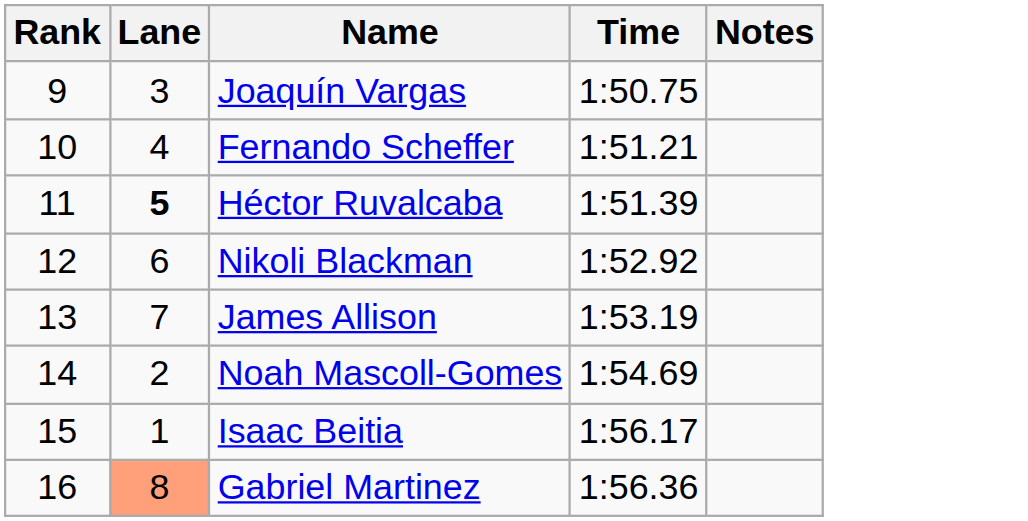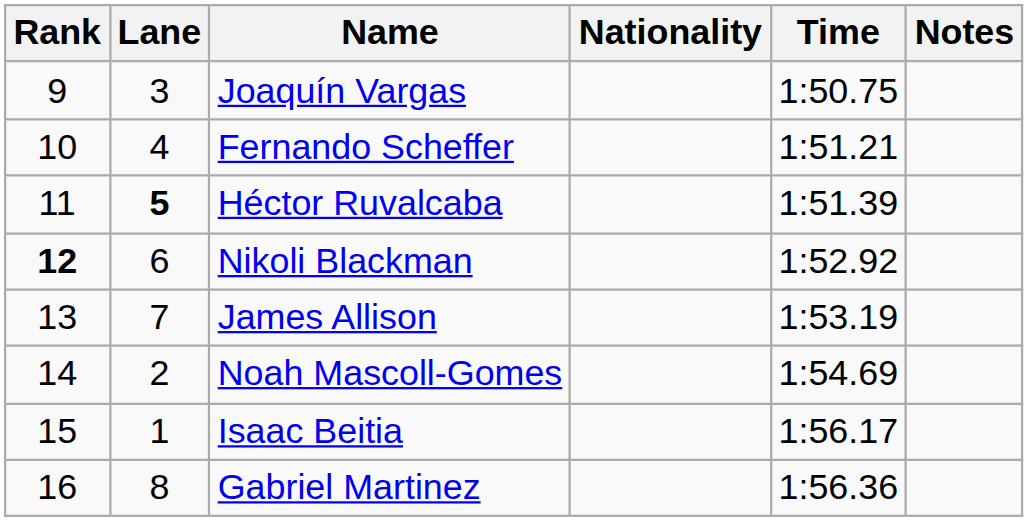+ column: (670, 32)
(57, 260) normal -> (57, 260) bold
(159, 487) lightsalmon background -> (159, 487) no background
